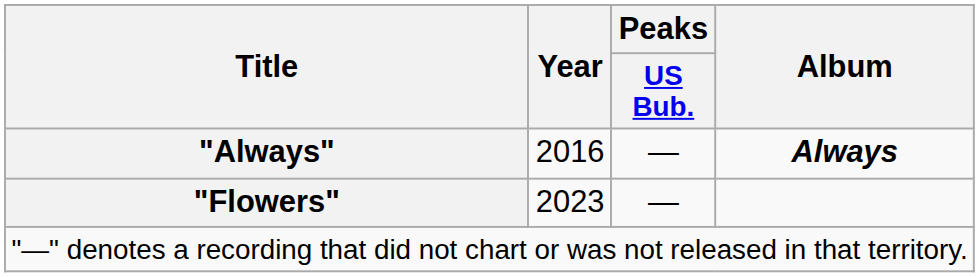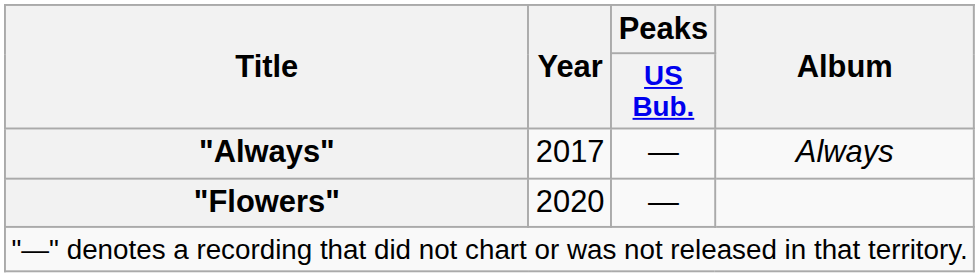(570, 152) 2016 -> (570, 152) 2017
(845, 152) bold -> (845, 152) normal
(570, 201) 2023 -> (570, 201) 2020
